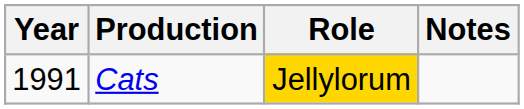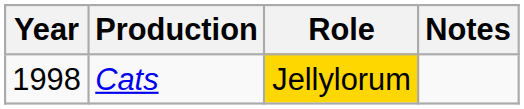(47, 78) 1991 -> (47, 78) 1998
